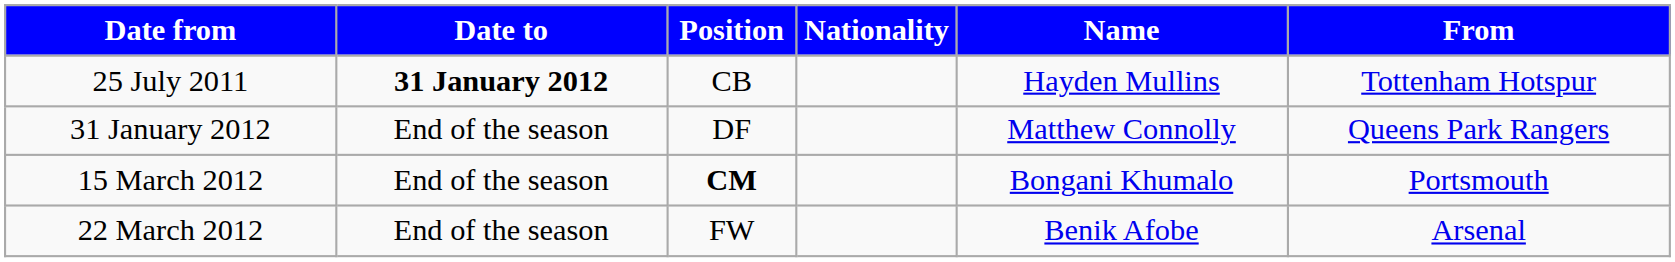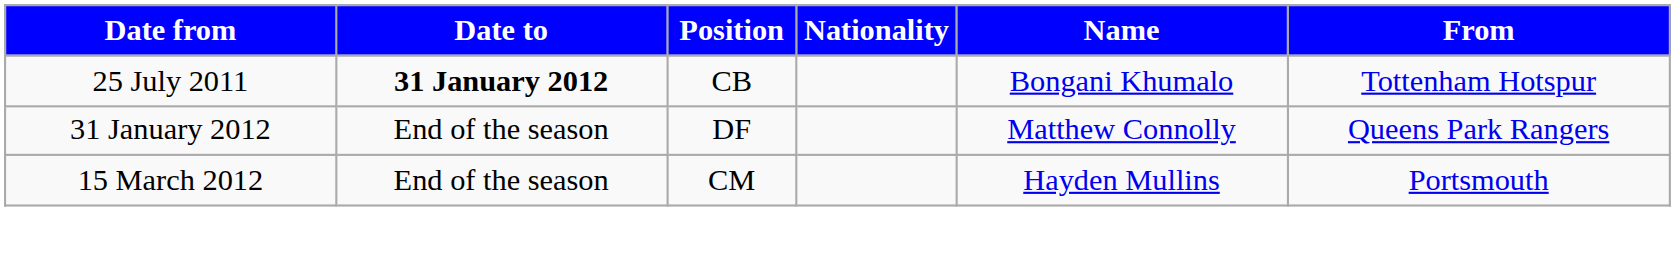(1122, 80) Hayden Mullins -> (1122, 80) Bongani Khumalo
(732, 180) bold -> (732, 180) normal
(1122, 180) Bongani Khumalo -> (1122, 180) Hayden Mullins
- row: (170, 230)
